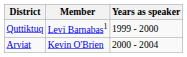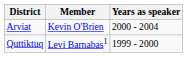rows swapped: (25, 28) <-> (19, 45)
